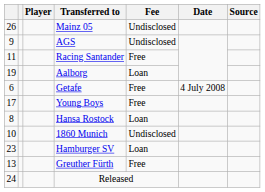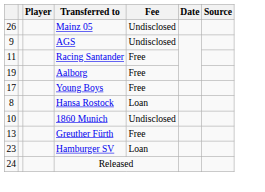(138, 73) Loan -> (137, 73) Free
- row: (69, 88)
rows swapped: (85, 164) <-> (85, 149)
